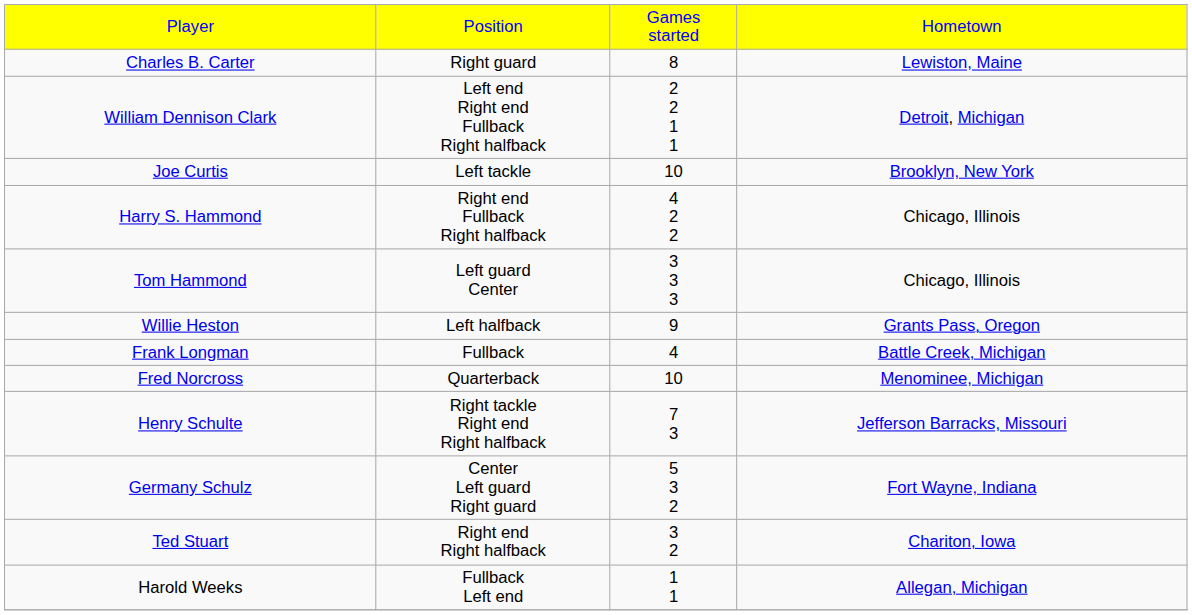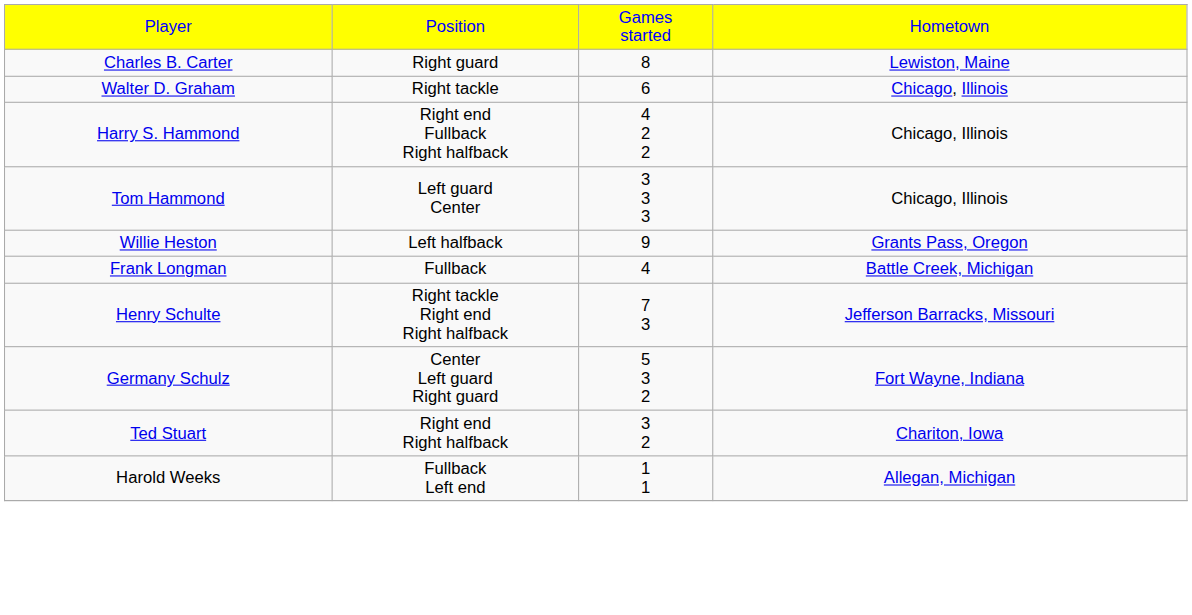- row: (190, 117)
- row: (190, 171)
+ row: (168, 89)
- row: (190, 378)
